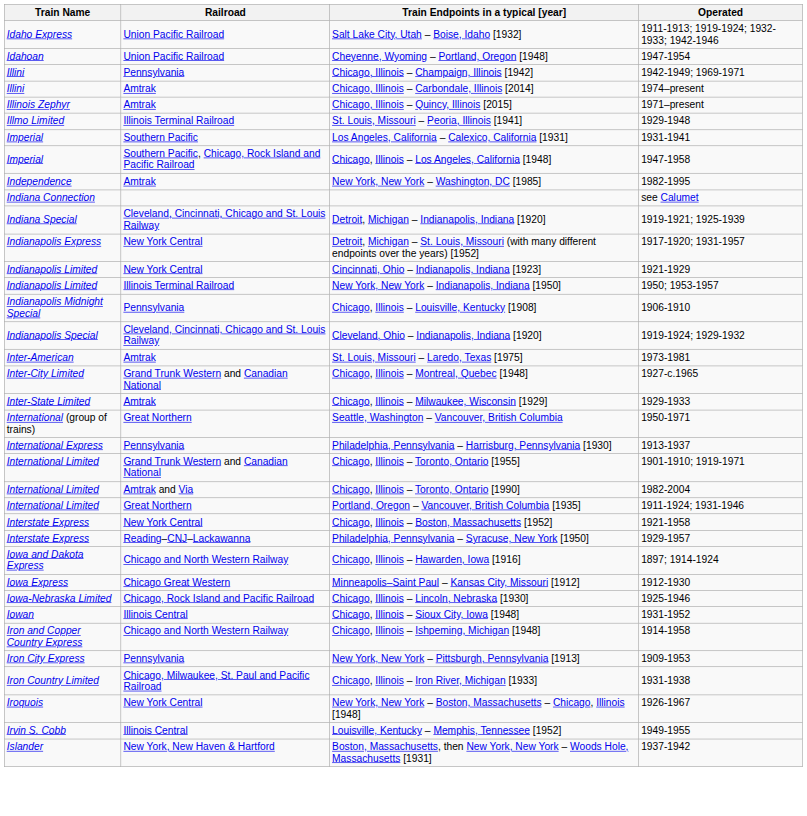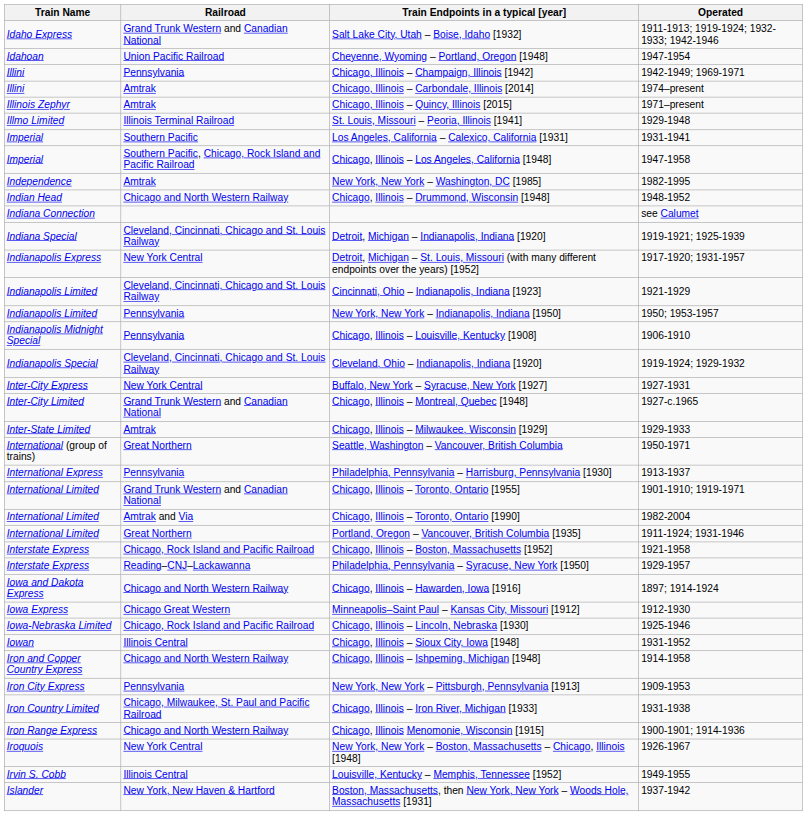(174, 34) Union Pacific Railroad -> (206, 34) Grand Trunk Western and Canadian National
+ row: (441, 198)
(163, 269) New York Central -> (224, 291) Cleveland, Cincinnati, Chicago and St. Louis Railway
(179, 286) Illinois Terminal Railroad -> (154, 313) Pennsylvania
- row: (427, 357)
+ row: (440, 385)
(163, 522) New York Central -> (219, 550) Chicago, Rock Island and Pacific Railroad
+ row: (438, 730)
